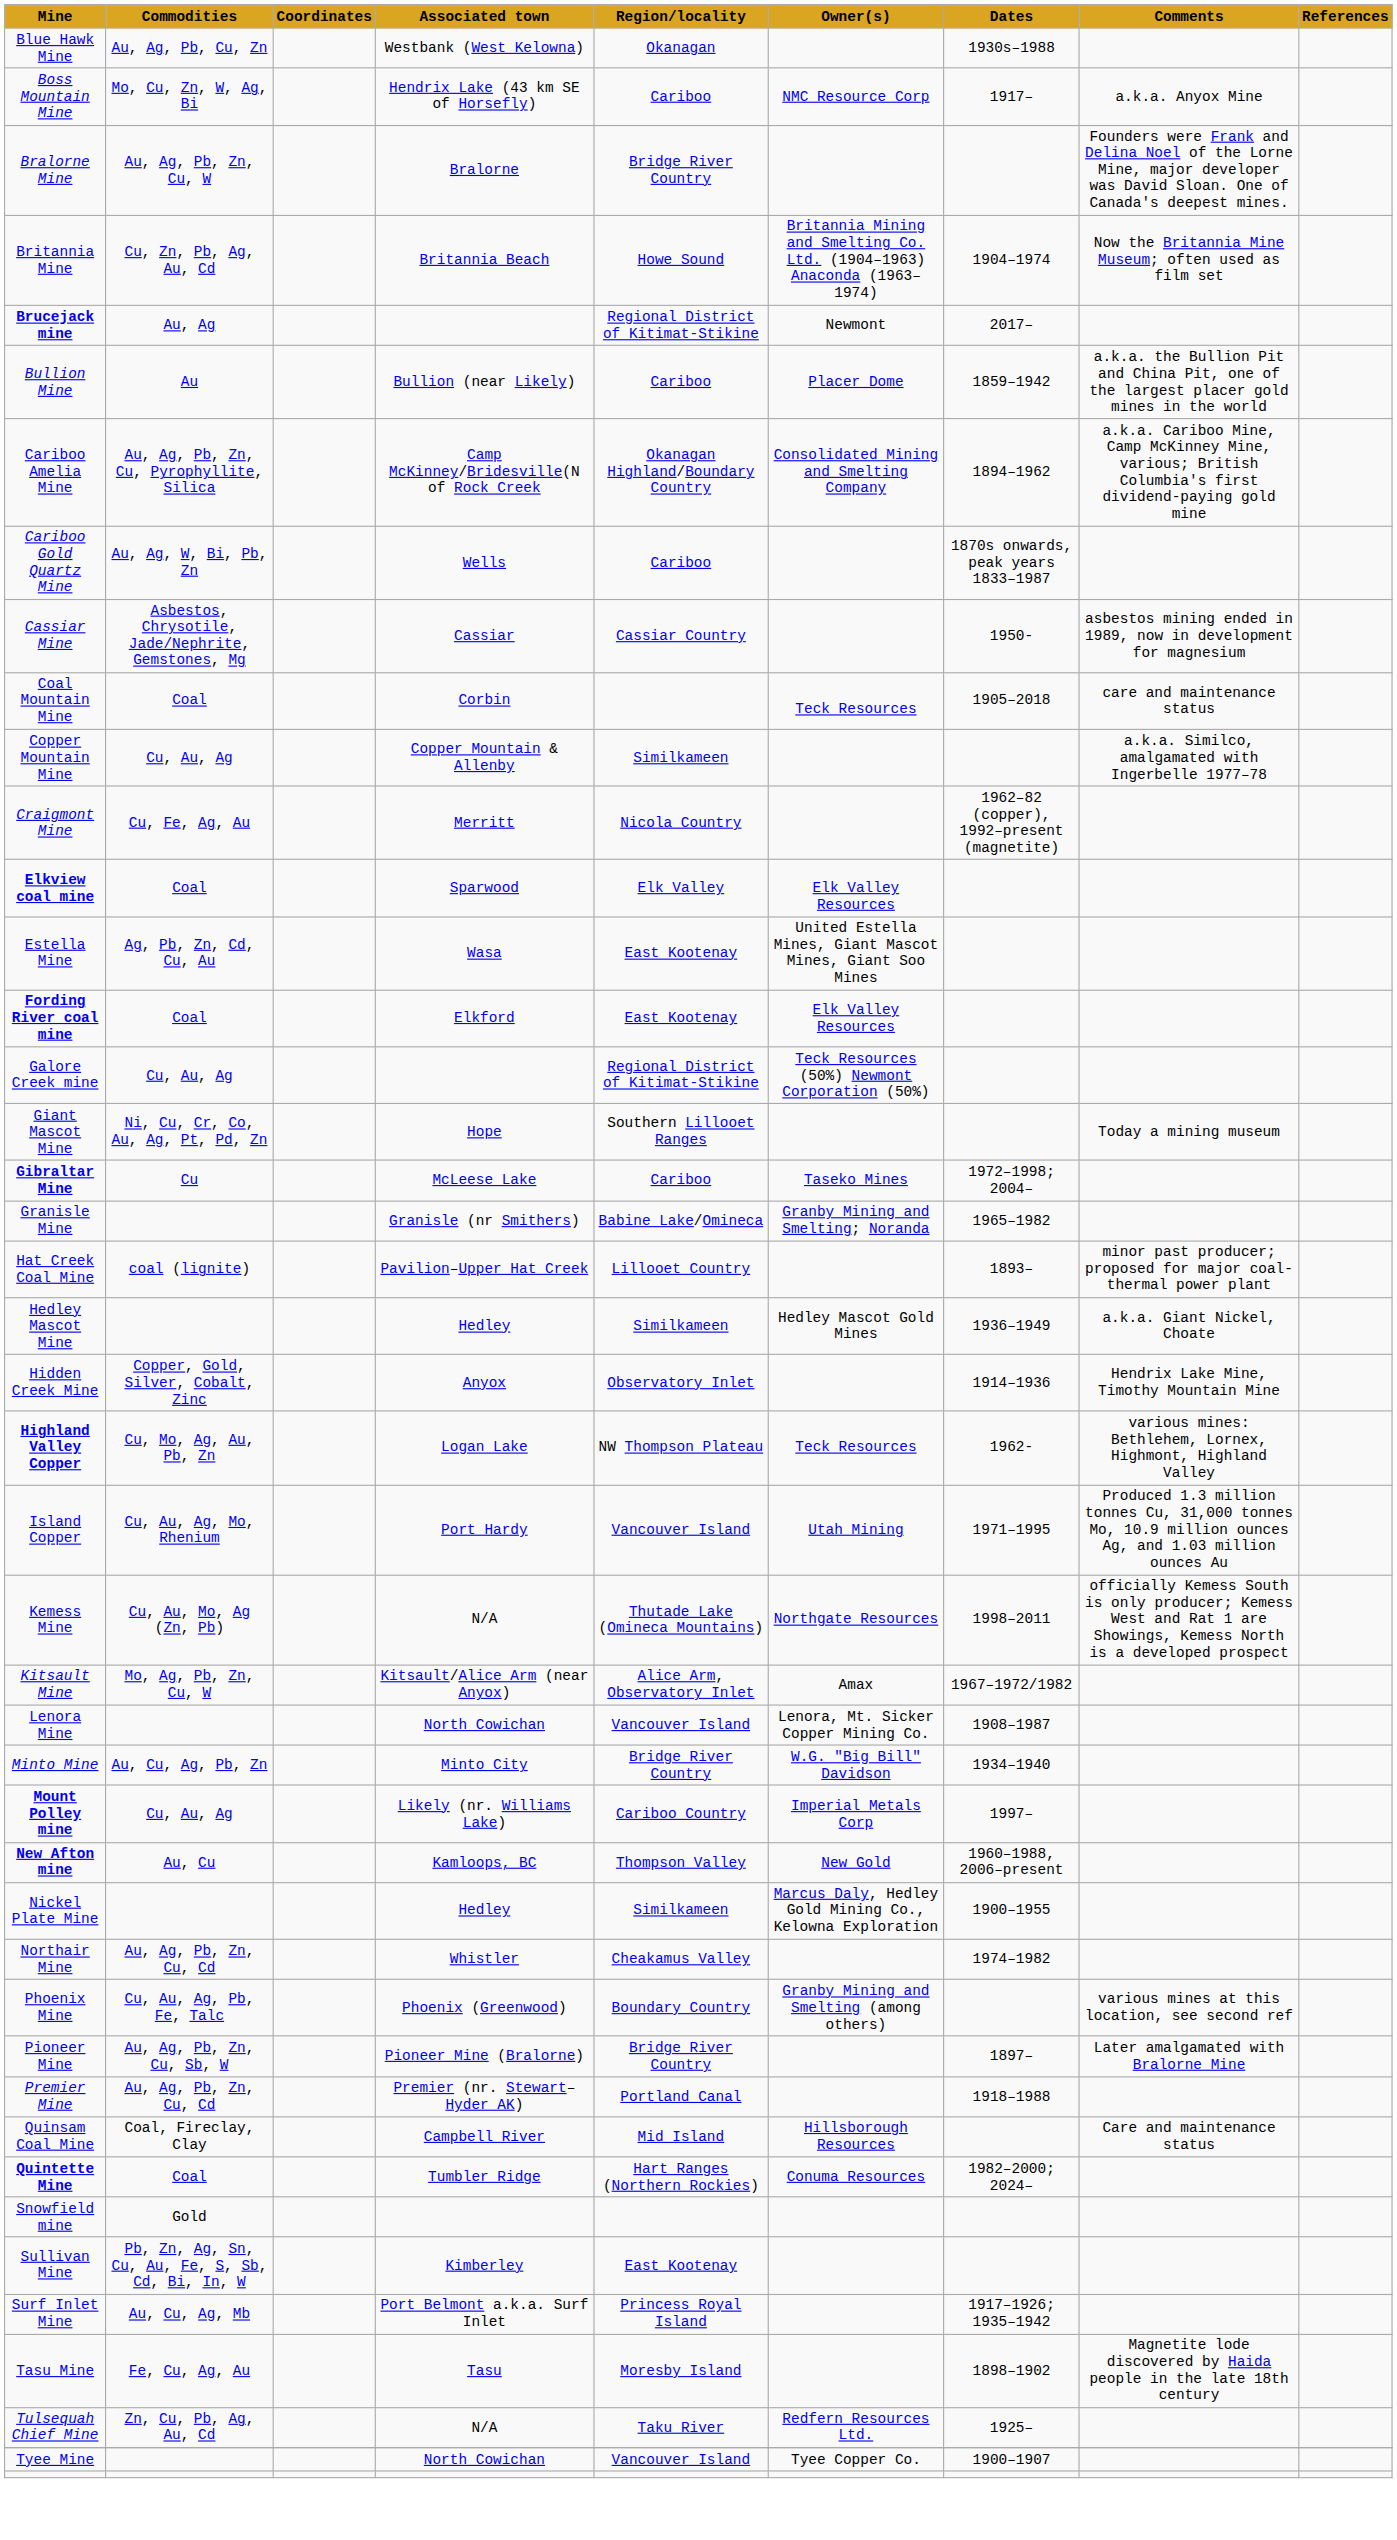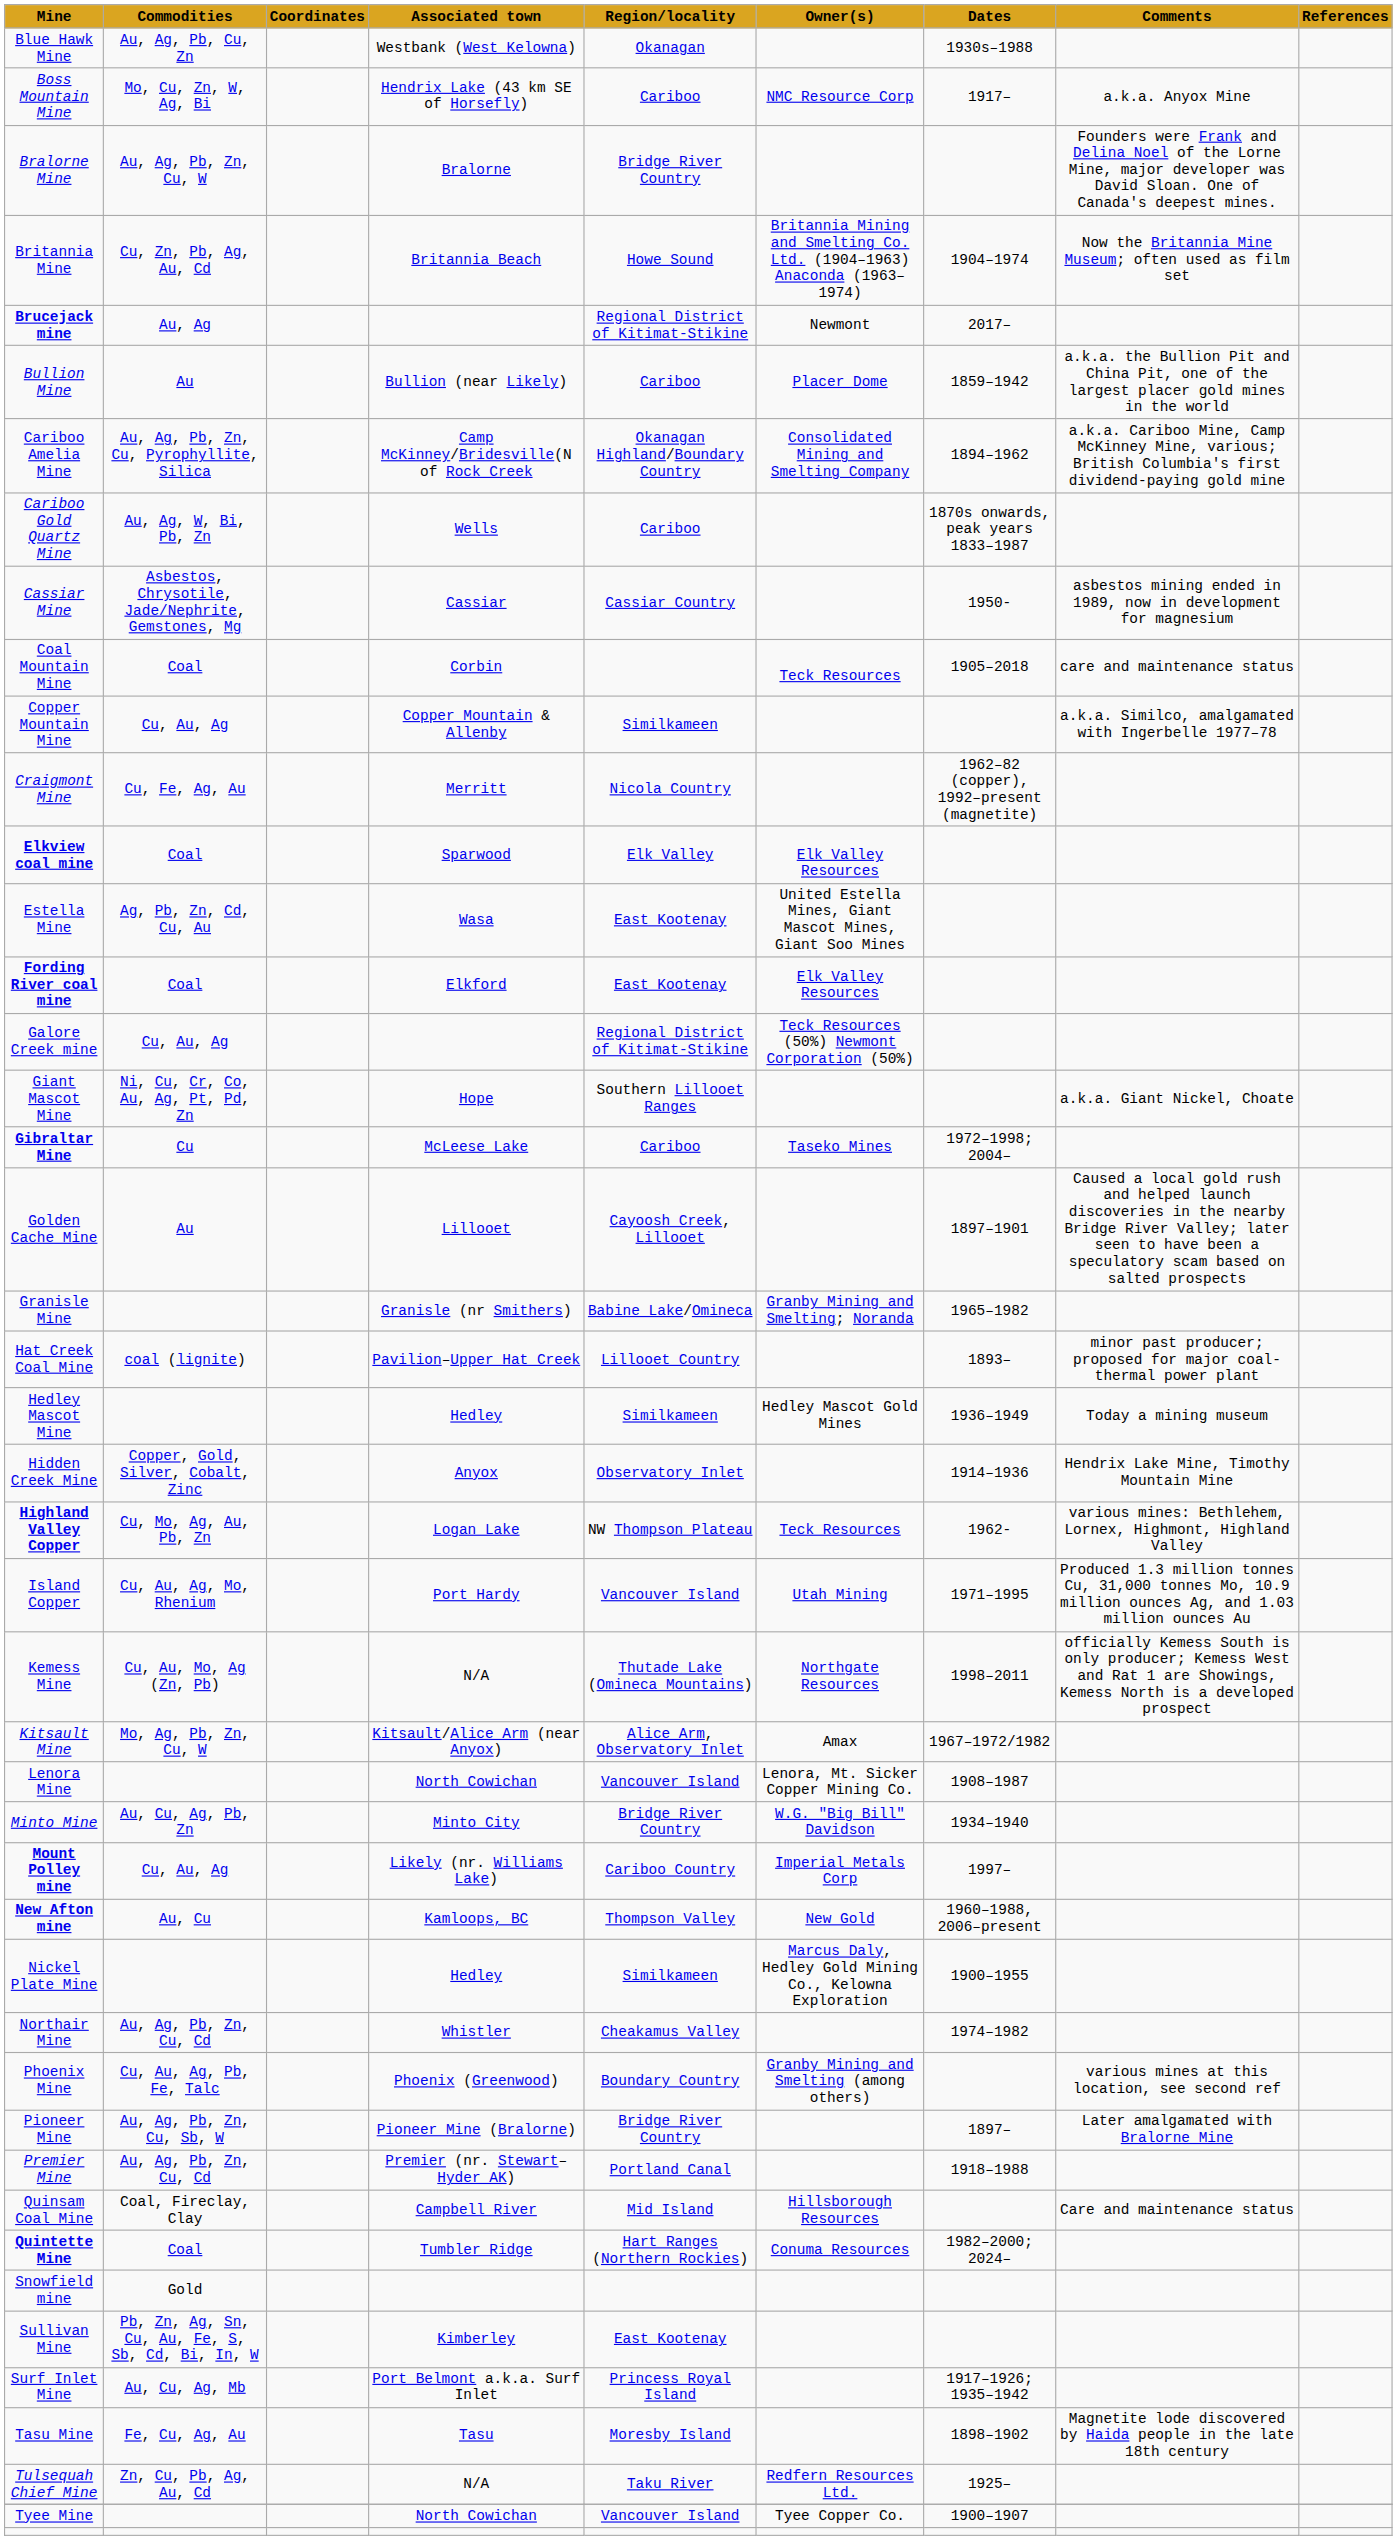(1189, 1132) Today a mining museum -> (1177, 1099) a.k.a. Giant Nickel, Choate
+ row: (54, 1229)
(1189, 1326) a.k.a. Giant Nickel, Choate -> (1177, 1416) Today a mining museum
